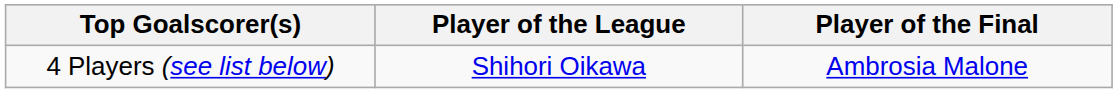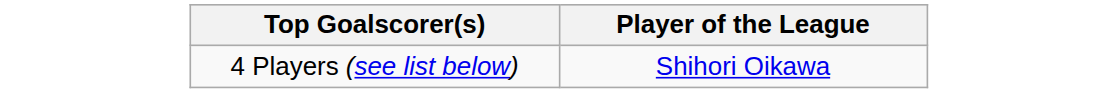- column: (927, 25)
